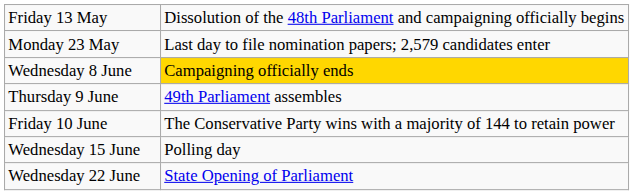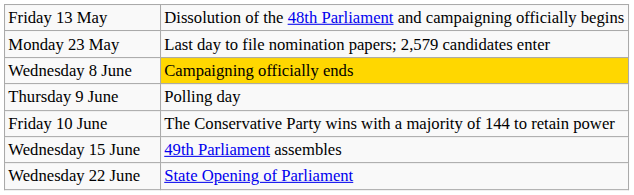(253, 96) 49th Parliament assembles -> (202, 96) Polling day
(202, 149) Polling day -> (253, 149) 49th Parliament assembles
